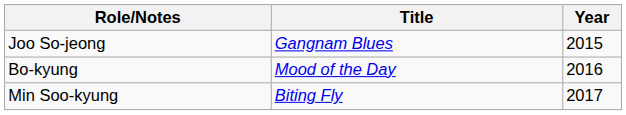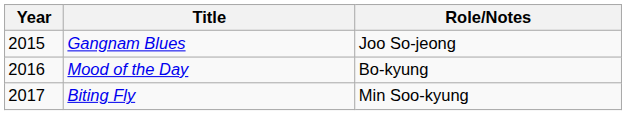columns swapped: (592, 17) <-> (138, 17)
